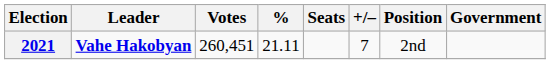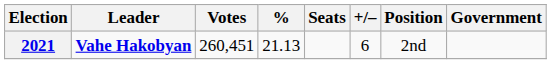(281, 44) 21.11 -> (281, 44) 21.13
(364, 44) 7 -> (365, 44) 6
